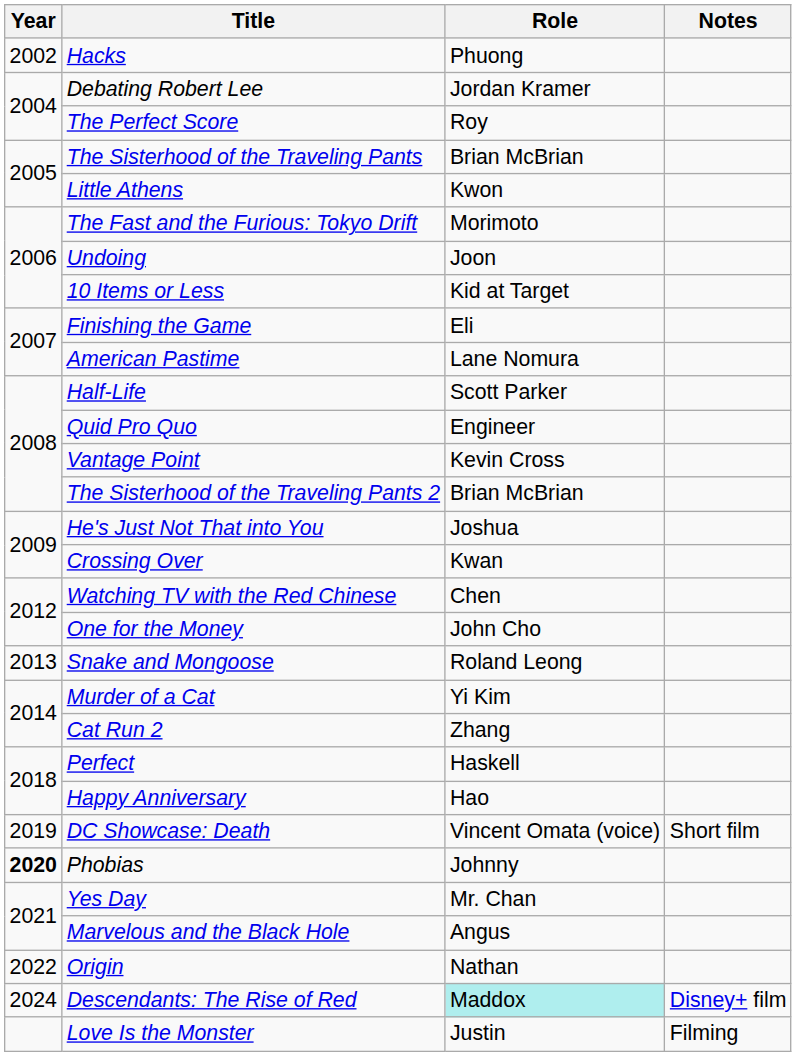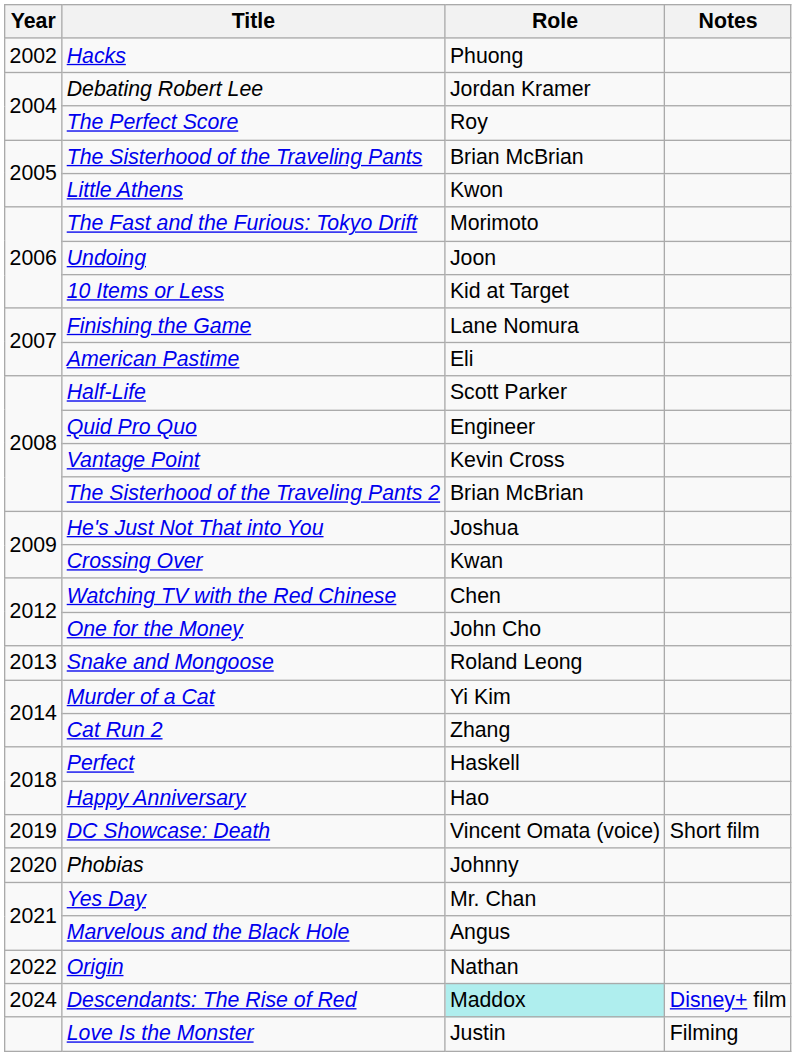(462, 325) Eli -> (514, 325) Lane Nomura
(514, 358) Lane Nomura -> (462, 358) Eli
(33, 865) bold -> (33, 865) normal
